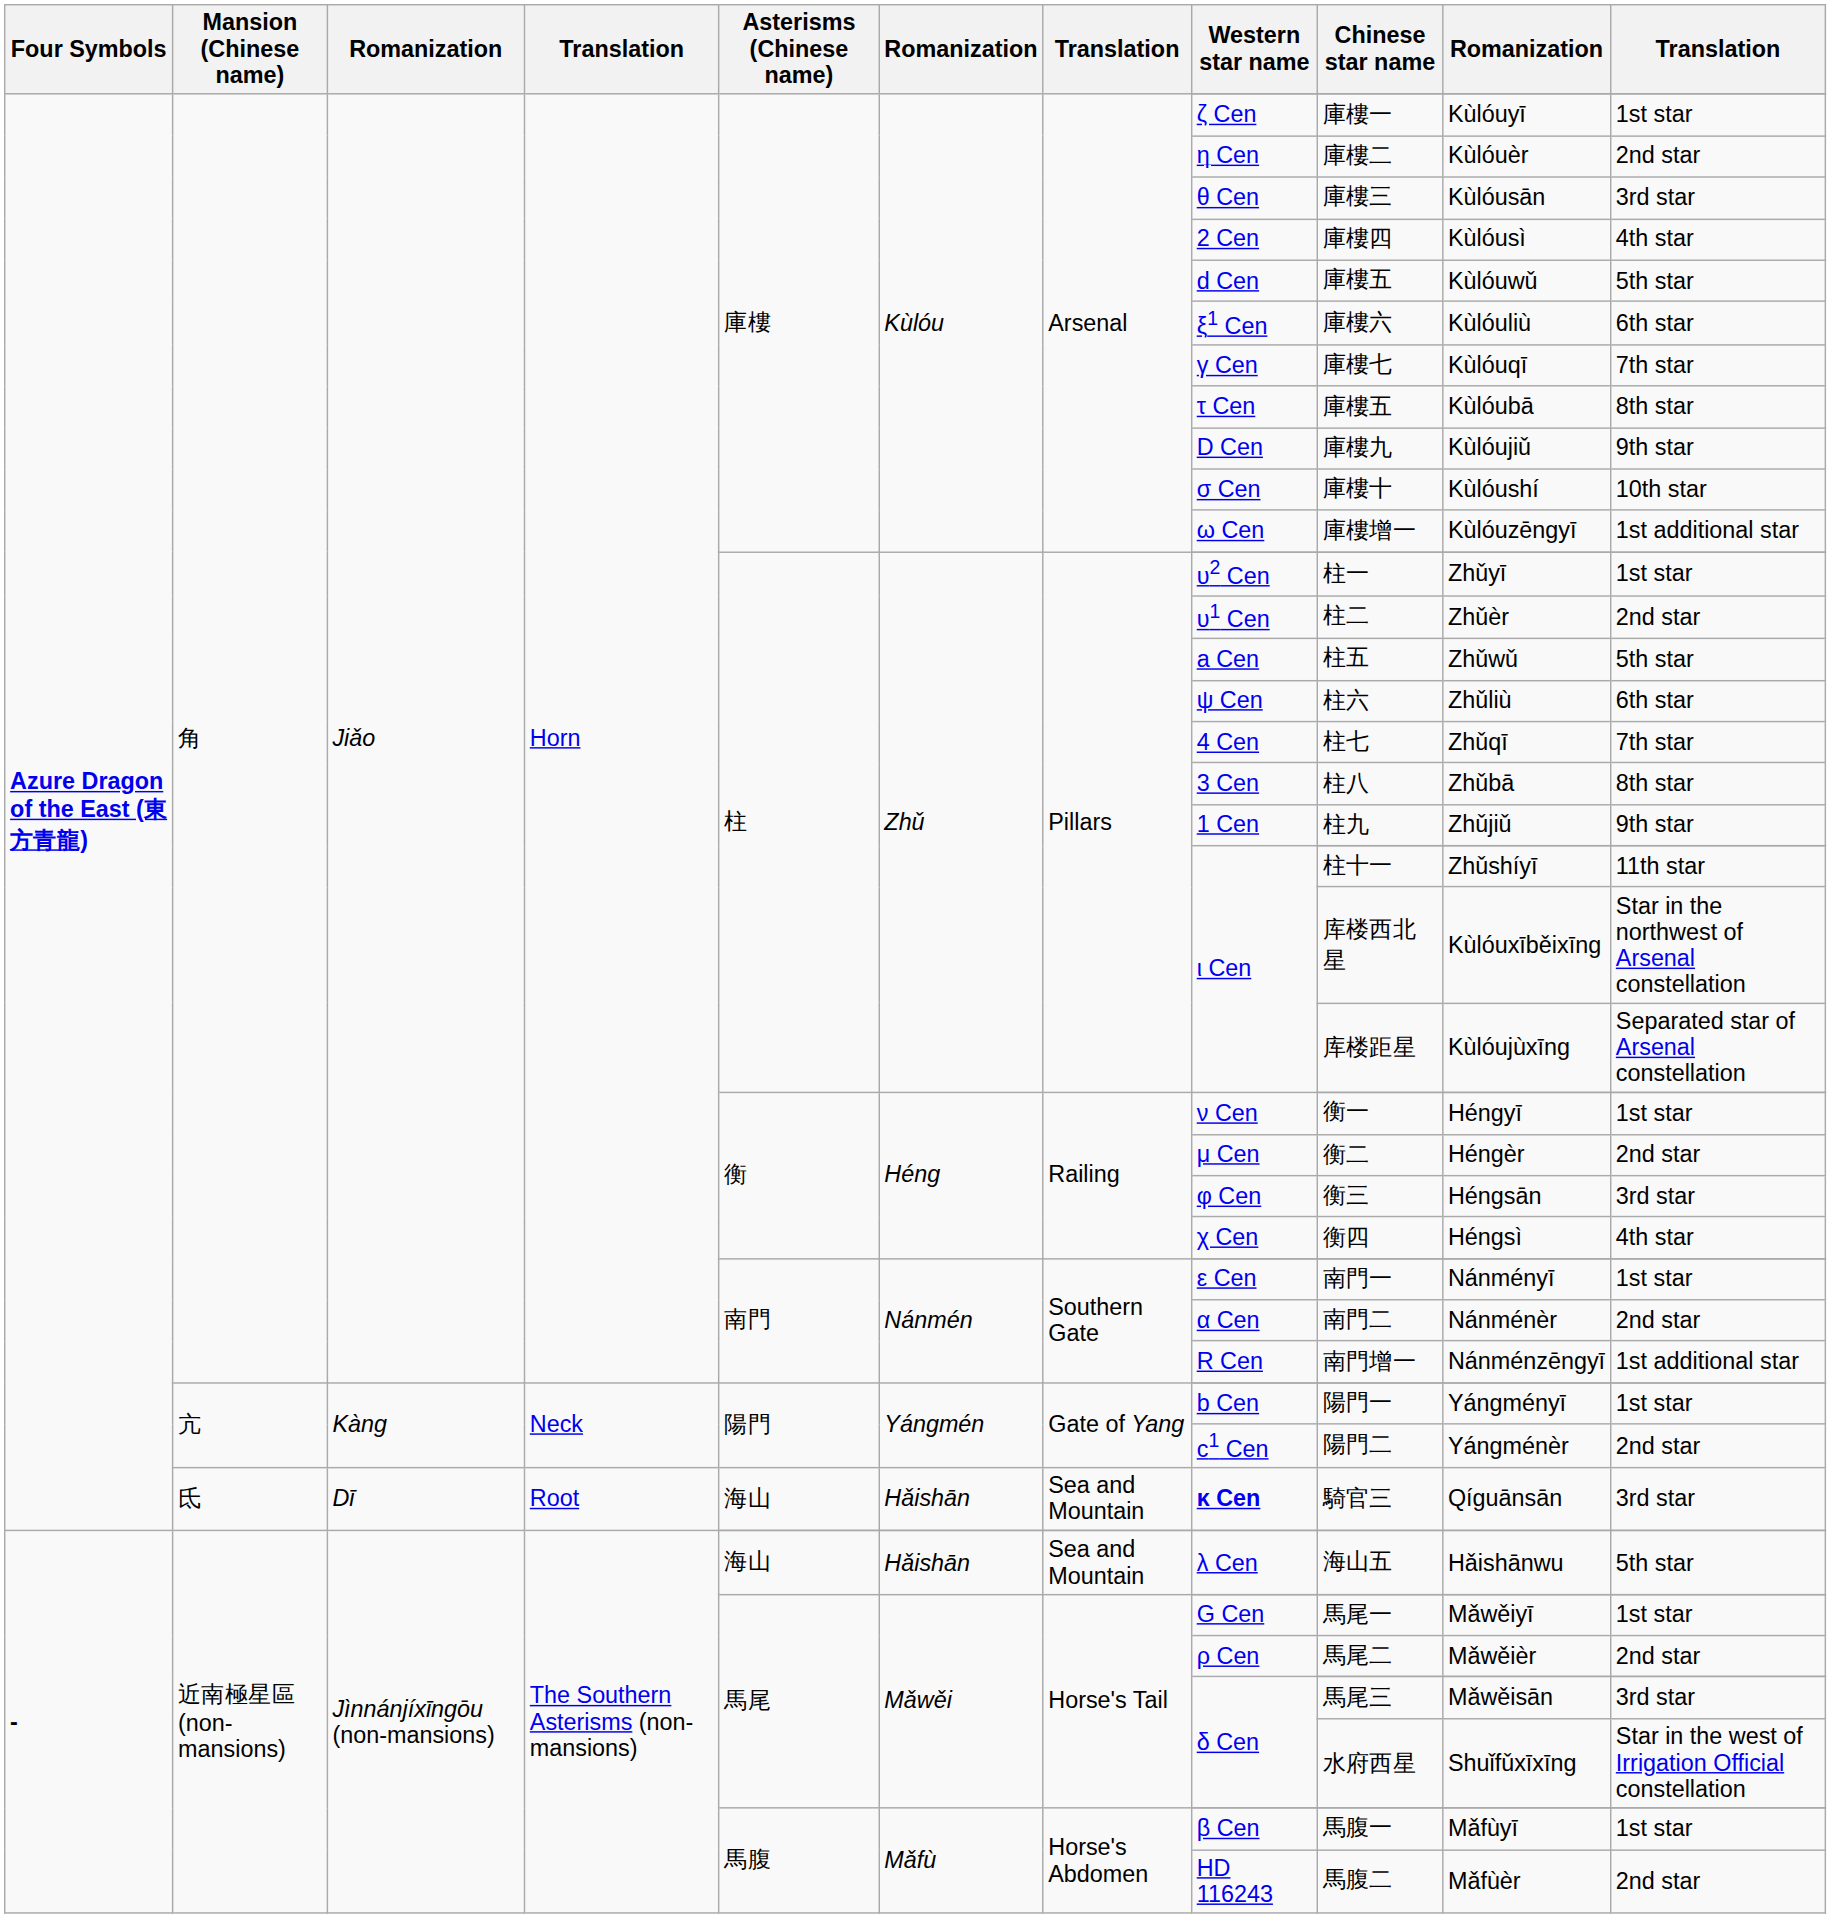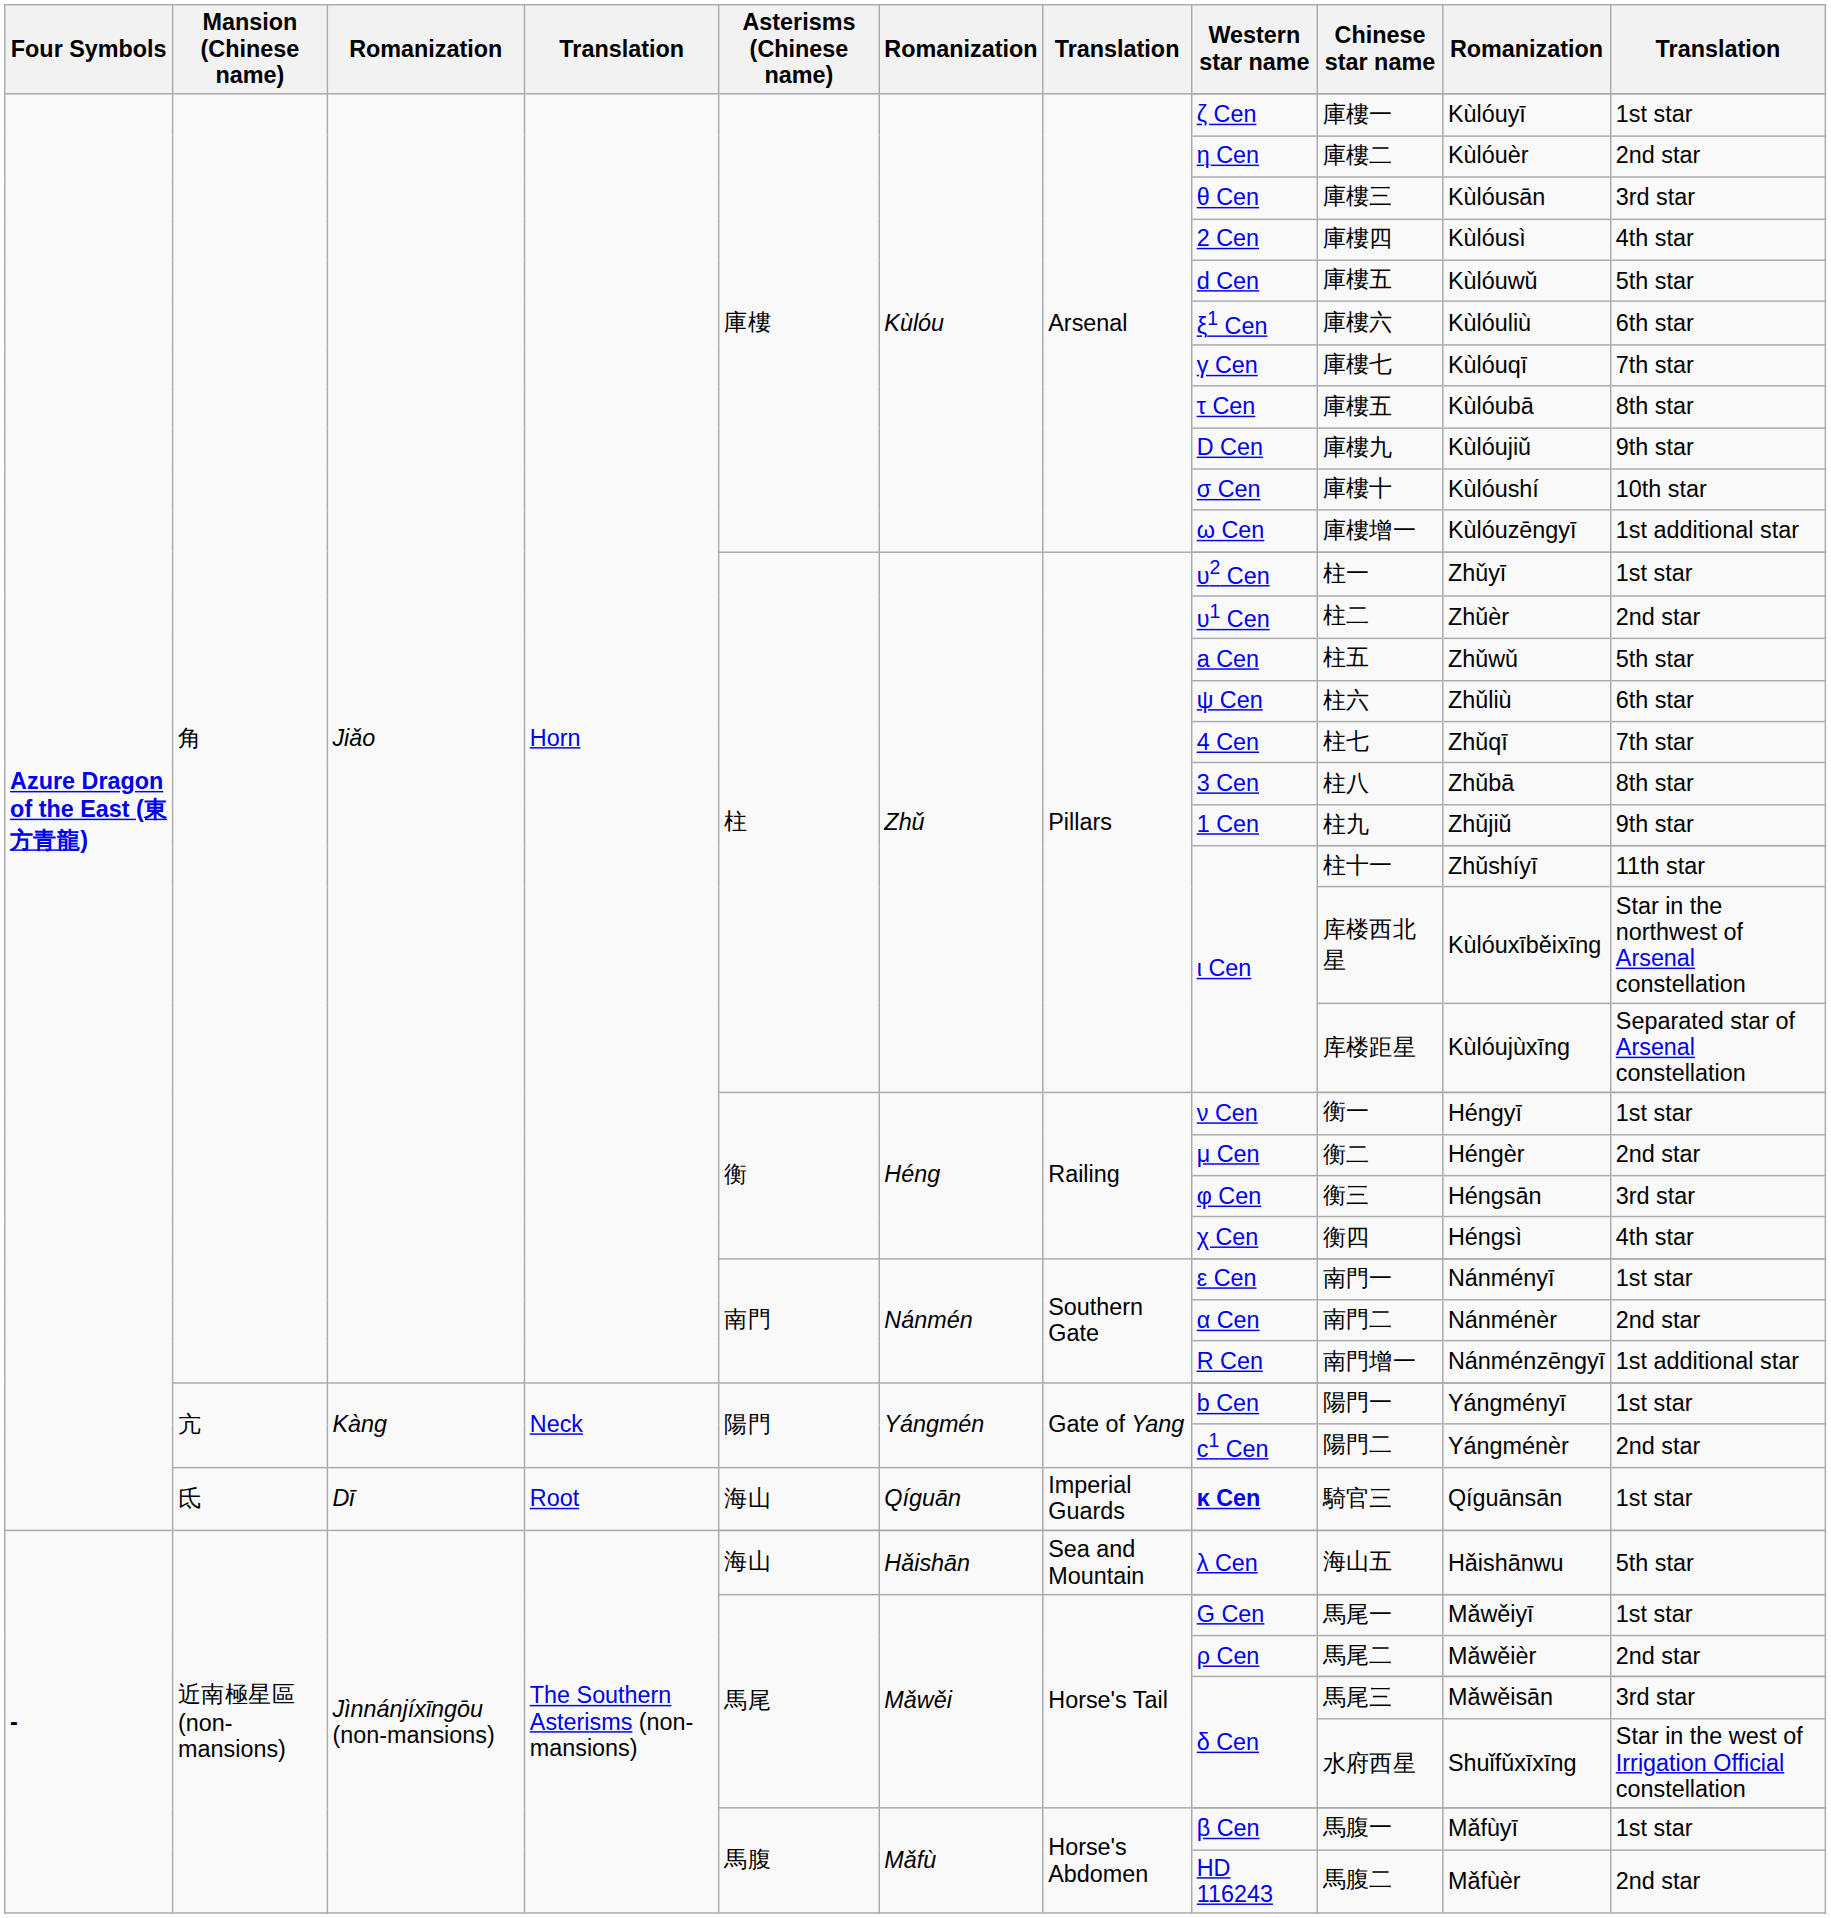(927, 1498) Hǎishān -> (923, 1498) Qíguān
(1096, 1498) Sea and Mountain -> (1090, 1498) Imperial Guards
(1655, 1498) 3rd star -> (1654, 1498) 1st star
